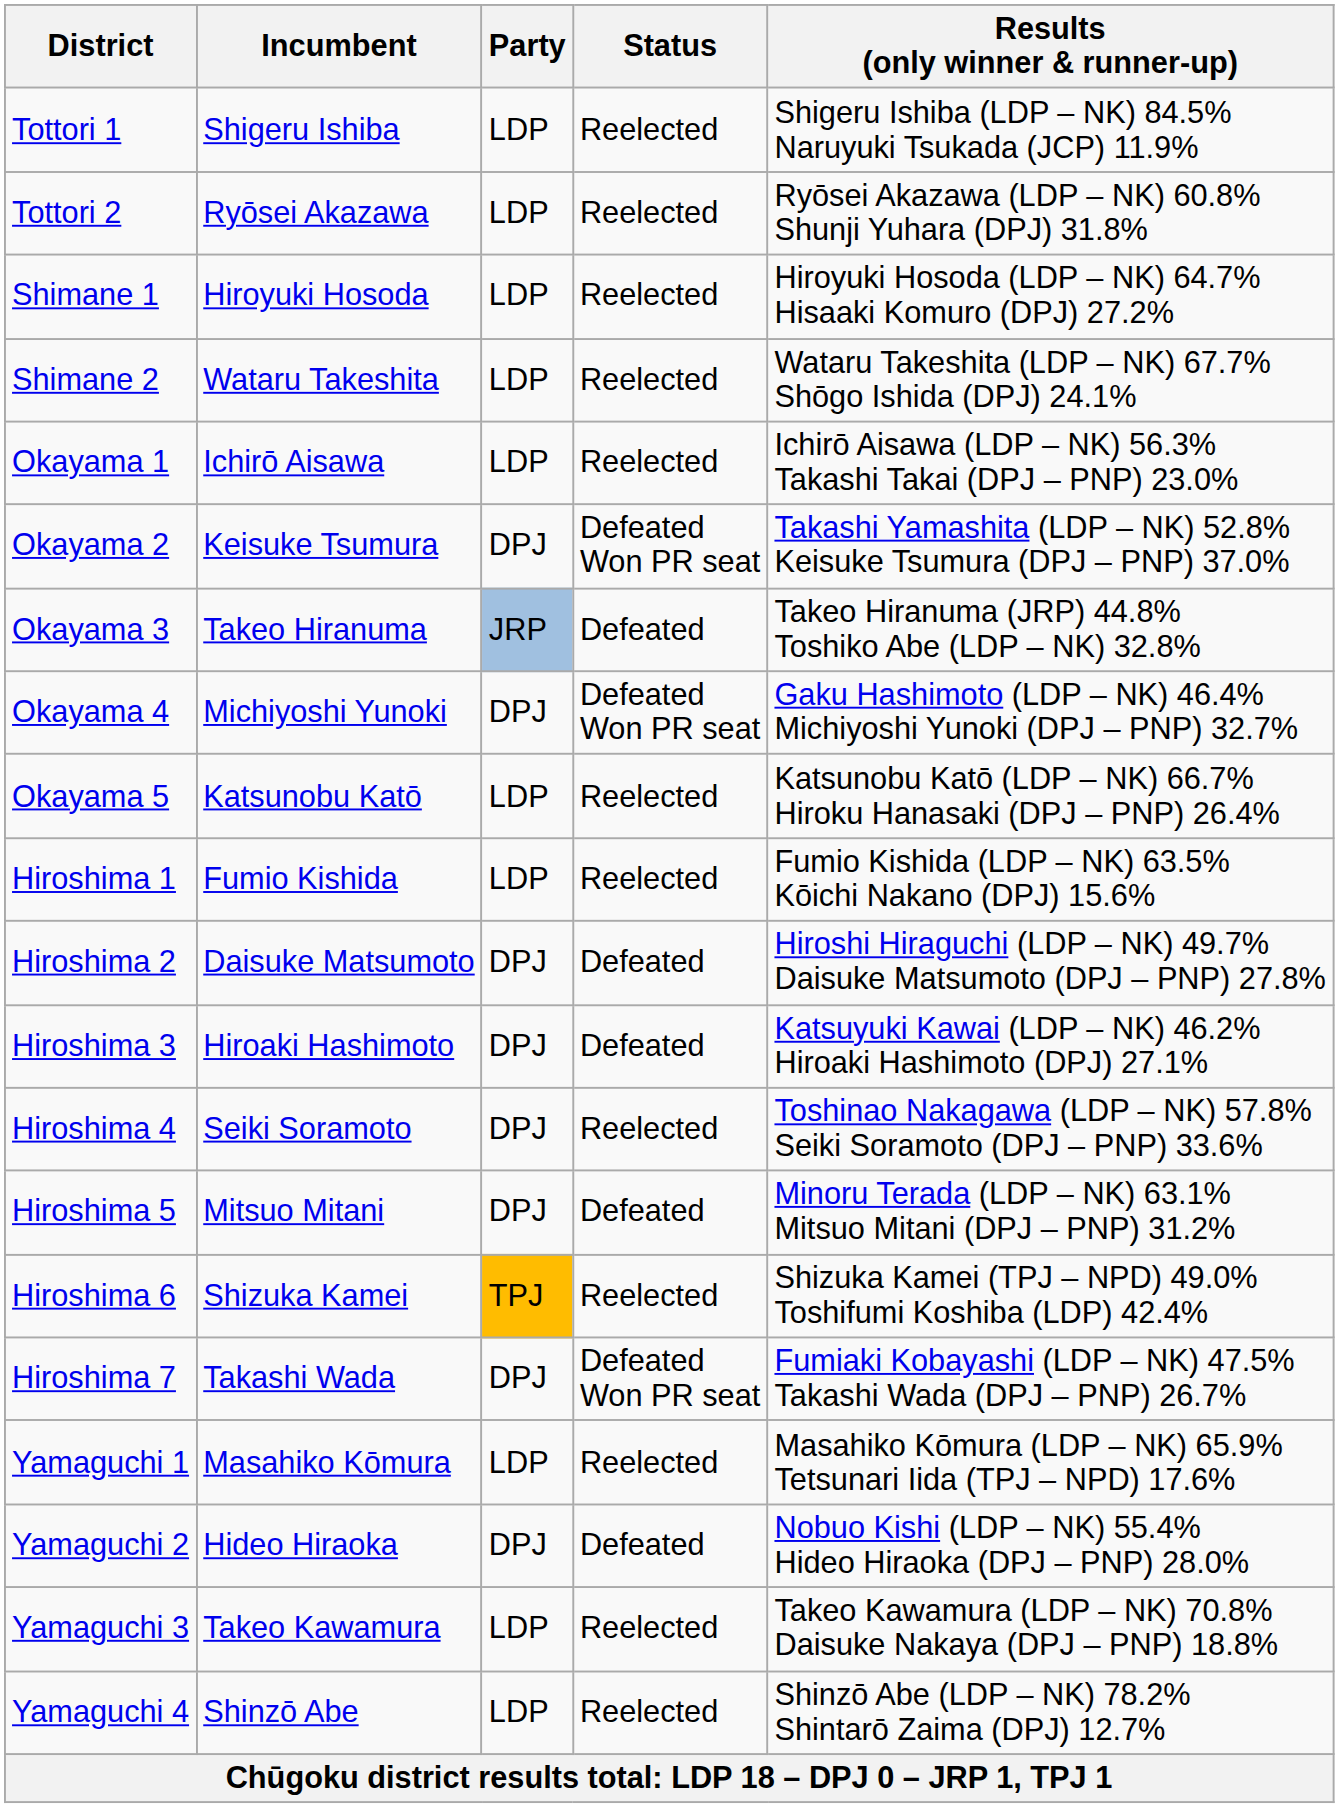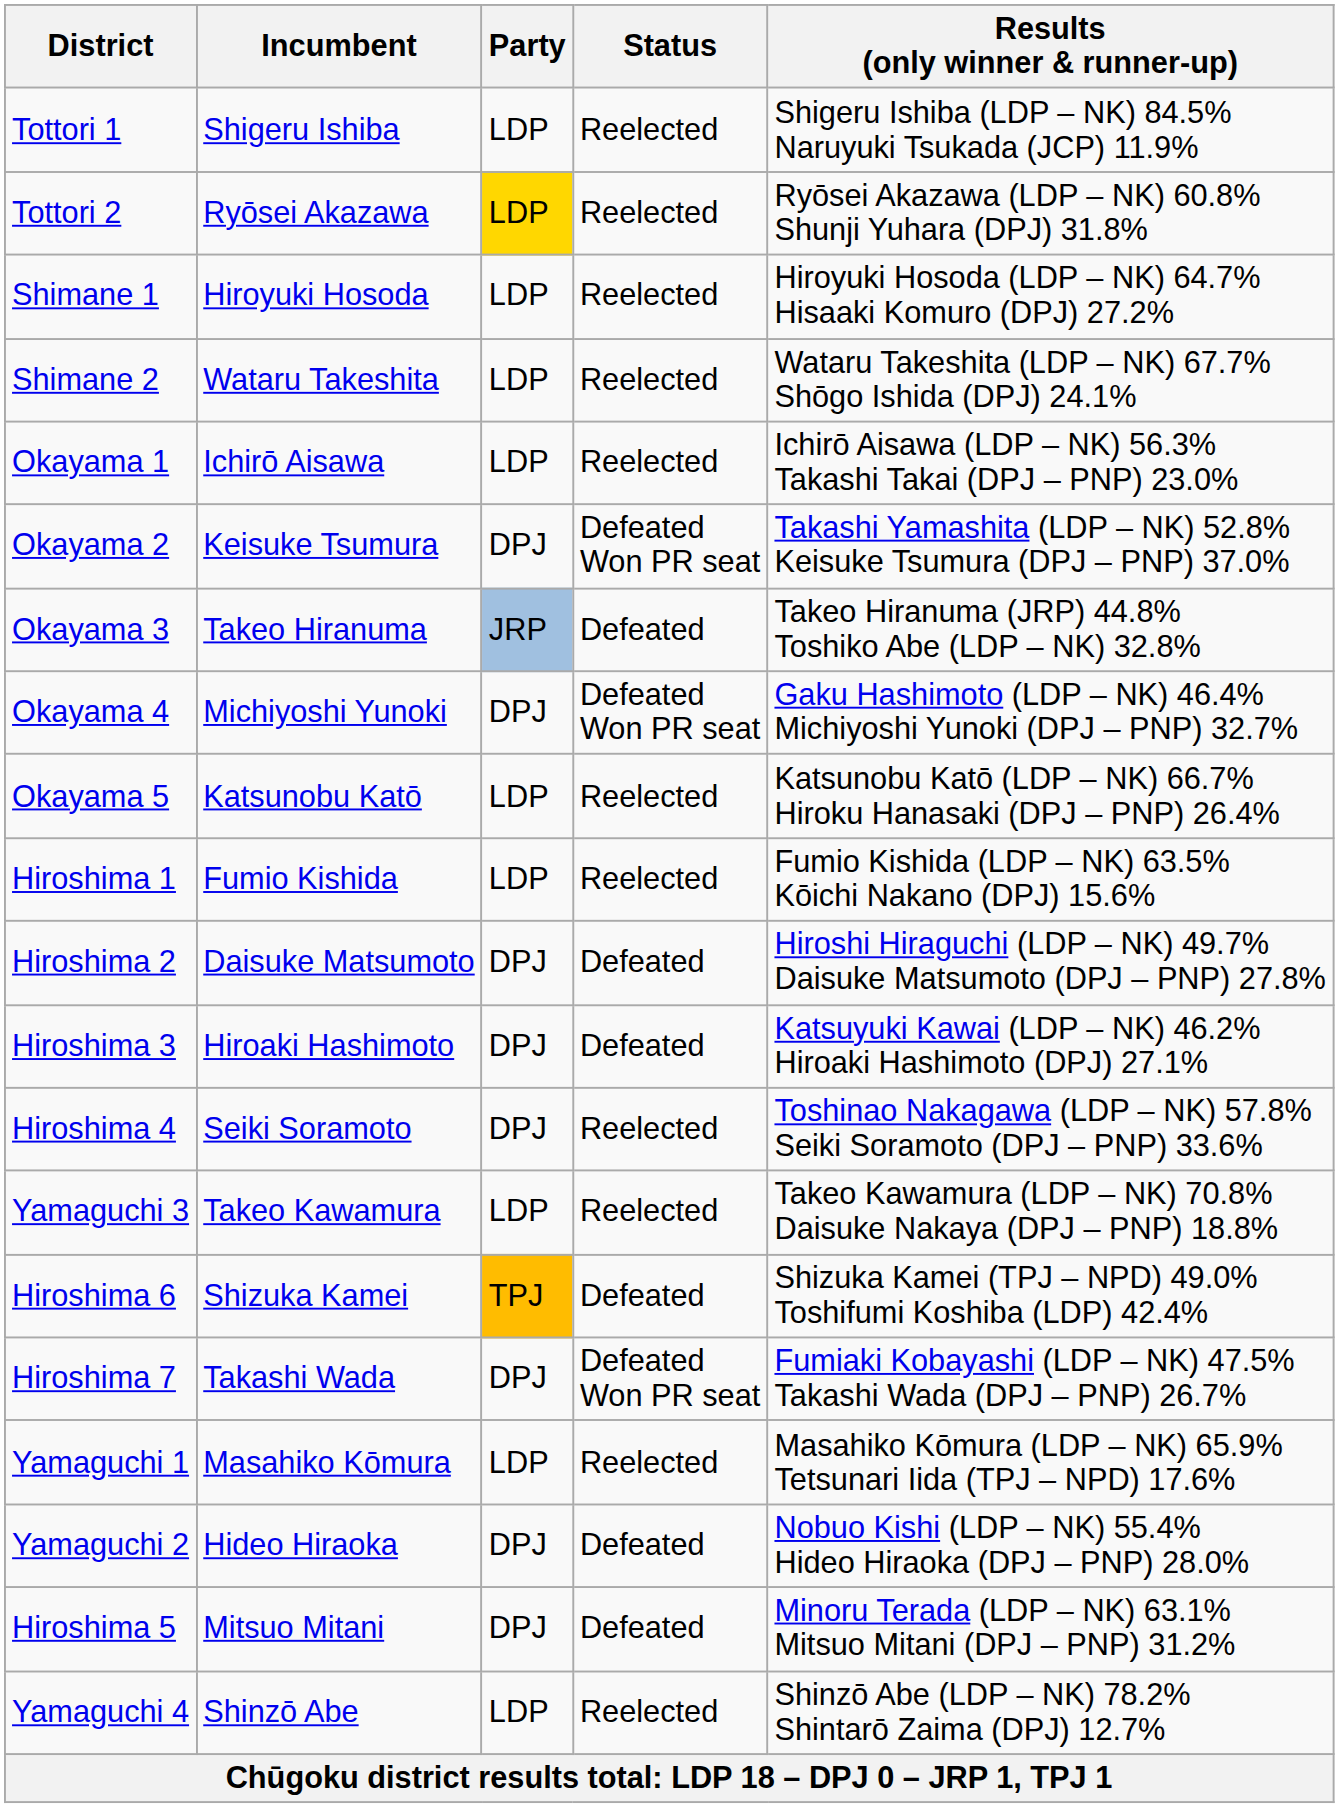(519, 212) no background -> (519, 212) gold background
rows swapped: (94, 1212) <-> (101, 1628)
(649, 1295) Reelected -> (642, 1295) Defeated
